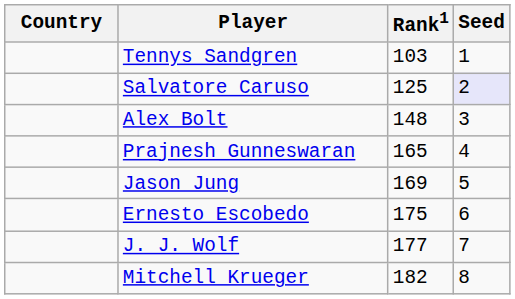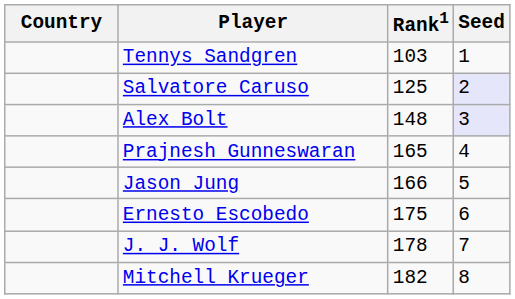(464, 120) no background -> (464, 120) lavender background
(410, 183) 169 -> (410, 183) 166
(410, 246) 177 -> (410, 246) 178
